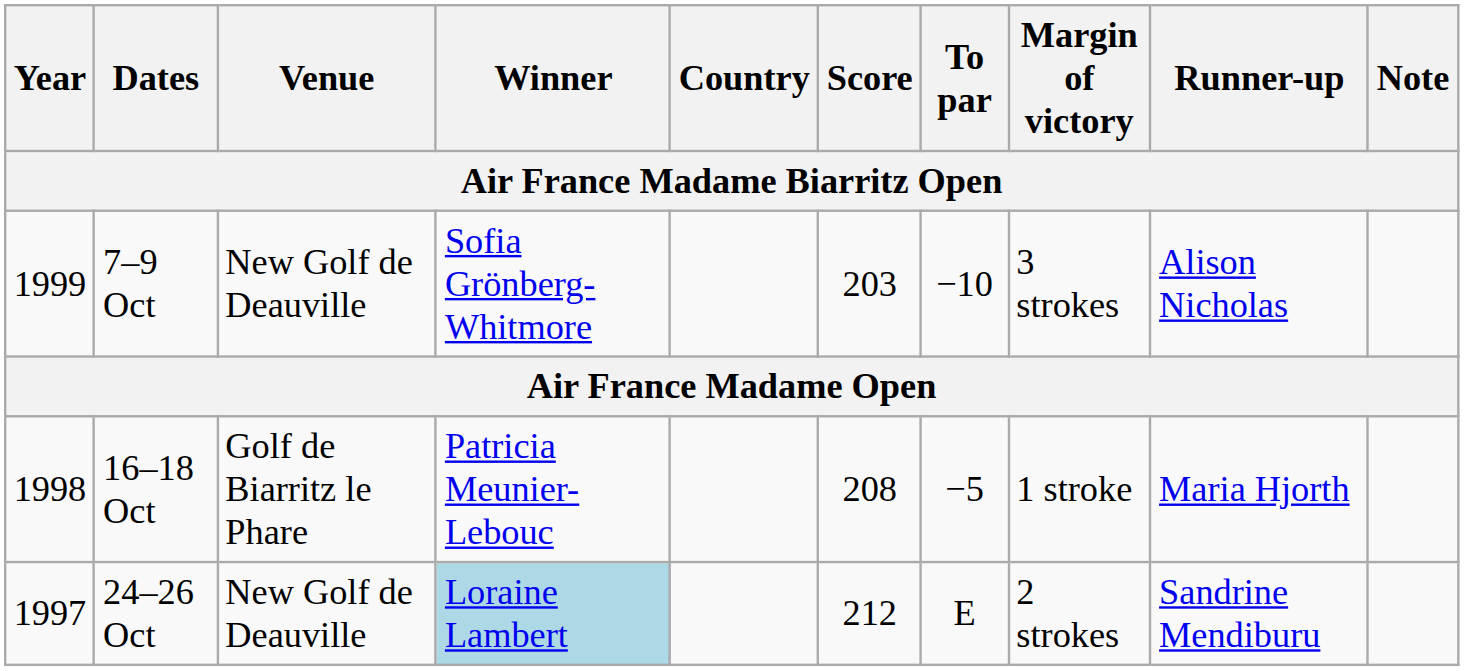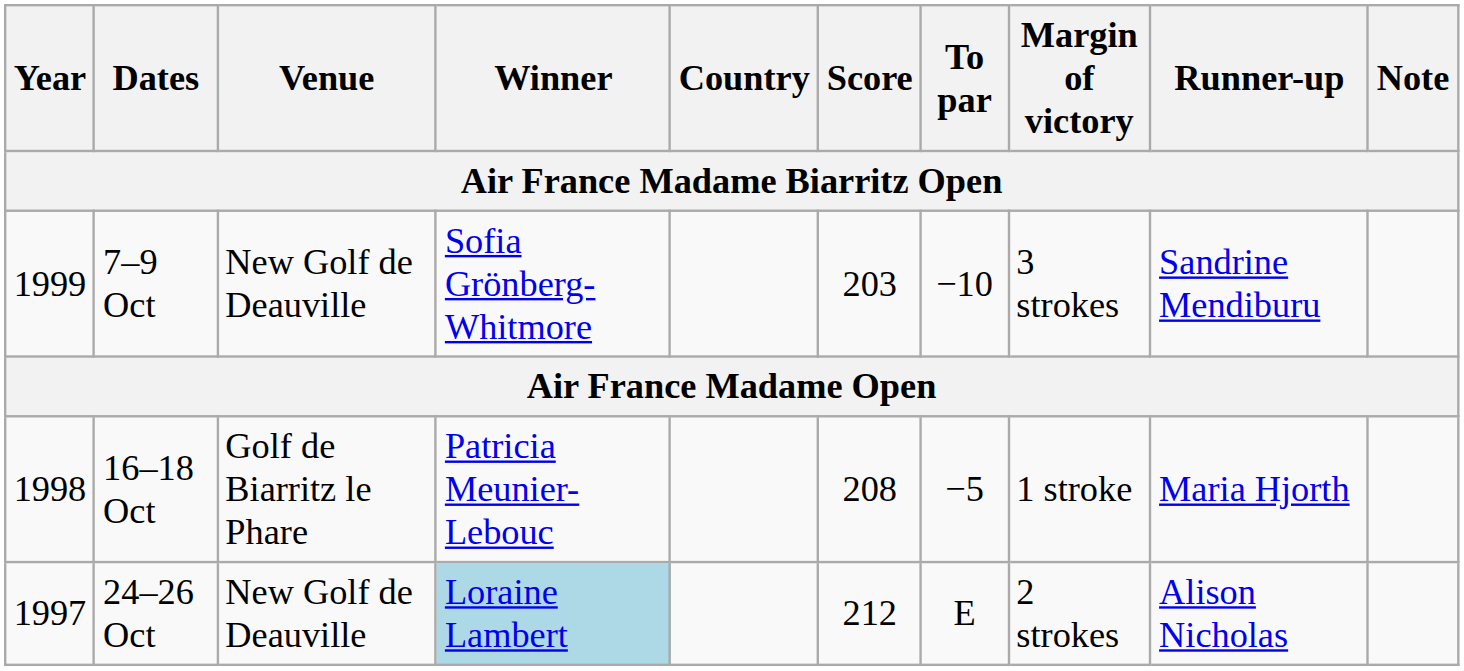(1224, 283) Alison Nicholas -> (1240, 283) Sandrine Mendiburu
(1240, 613) Sandrine Mendiburu -> (1224, 613) Alison Nicholas
